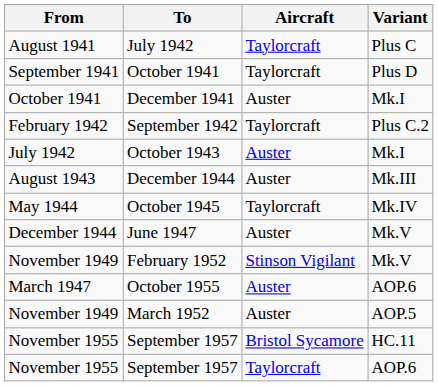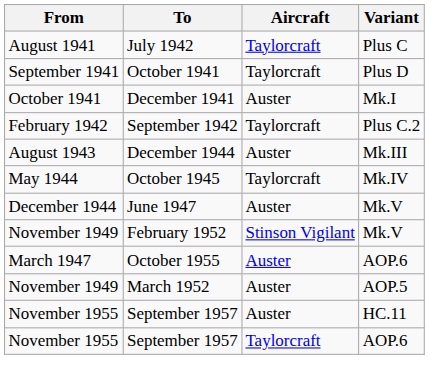- row: (173, 152)
(305, 340) Bristol Sycamore -> (268, 313) Auster
